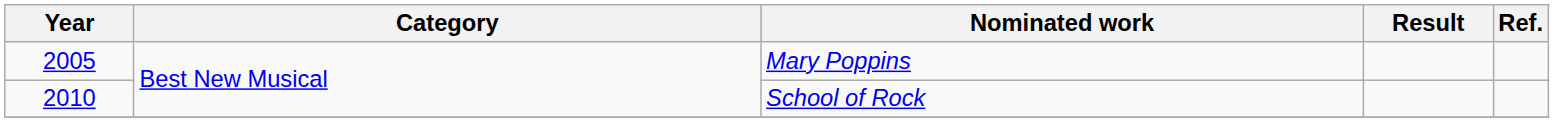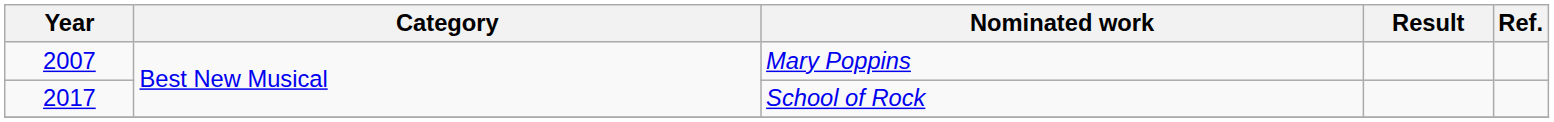(69, 60) 2005 -> (69, 60) 2007
(69, 98) 2010 -> (69, 98) 2017
